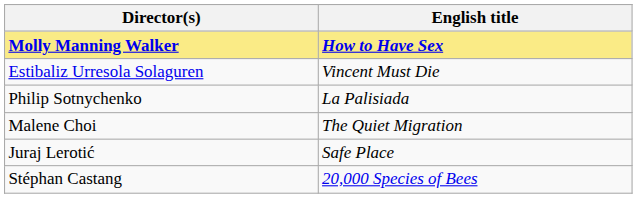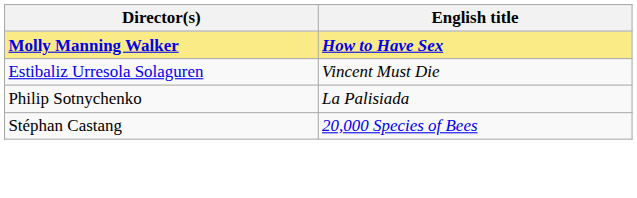- row: (52, 125)
- row: (52, 152)
